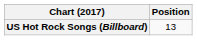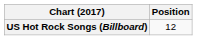(171, 27) 13 -> (171, 27) 12
